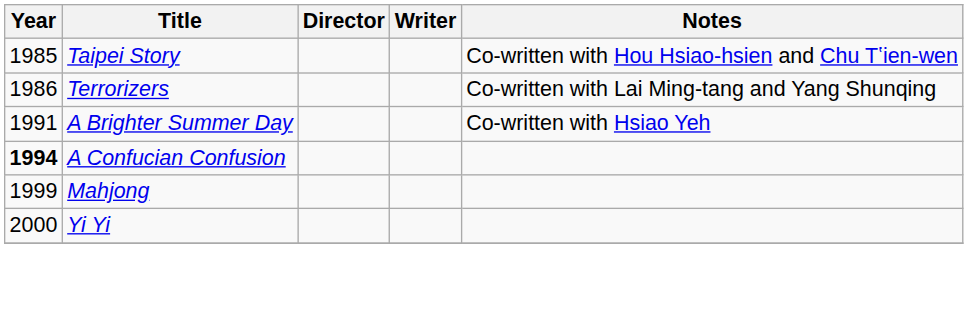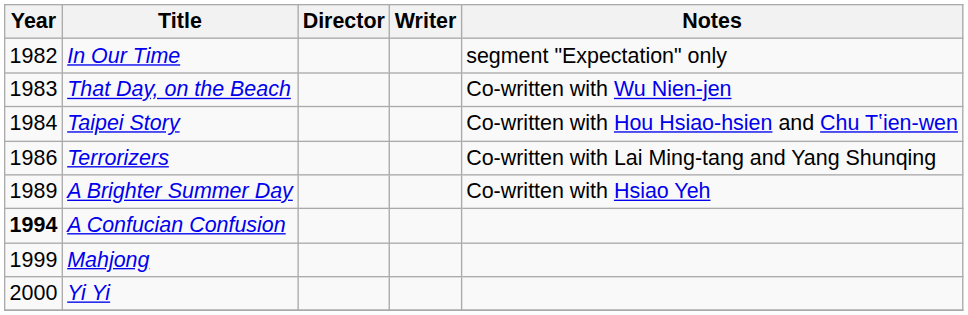+ row: (124, 55)
+ row: (179, 89)
(33, 55) 1985 -> (33, 123) 1984
(33, 123) 1991 -> (33, 191) 1989
